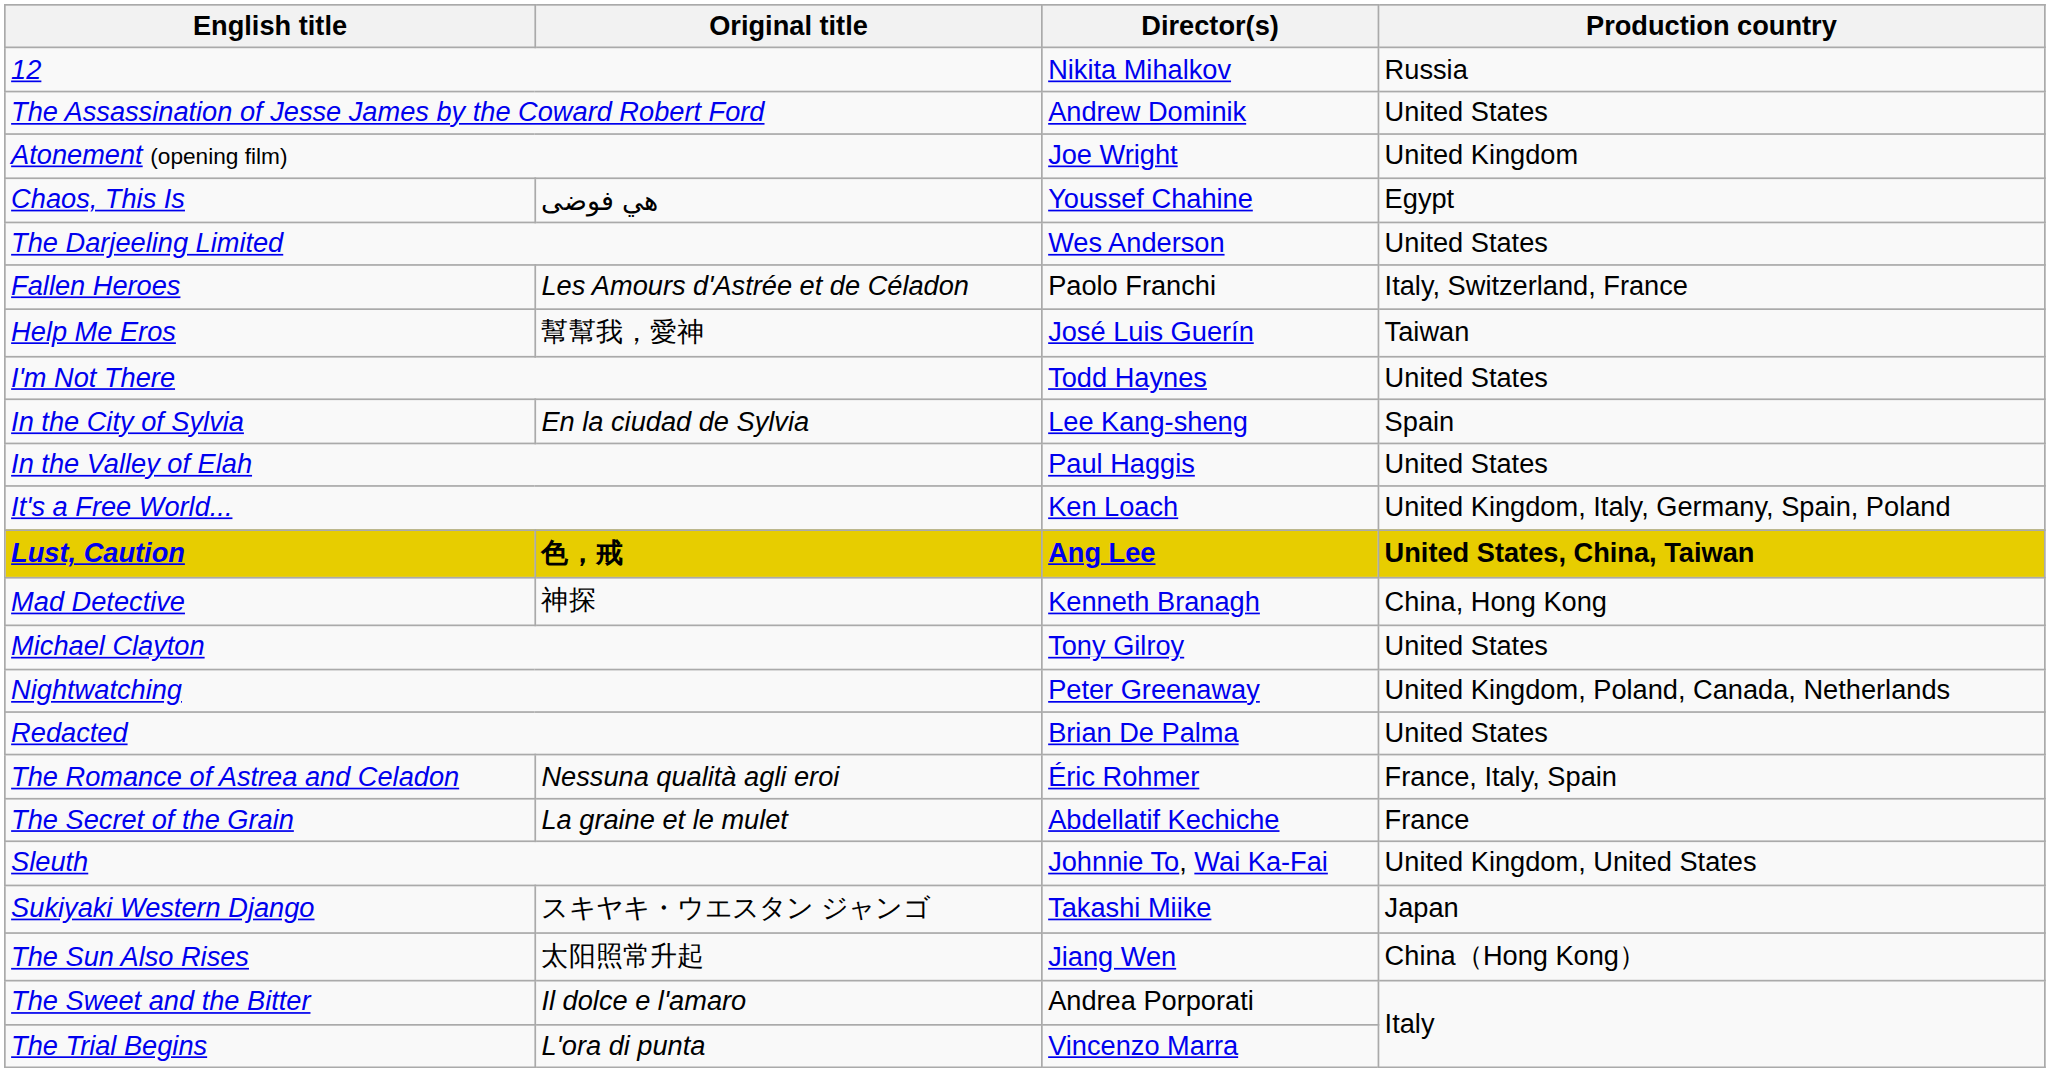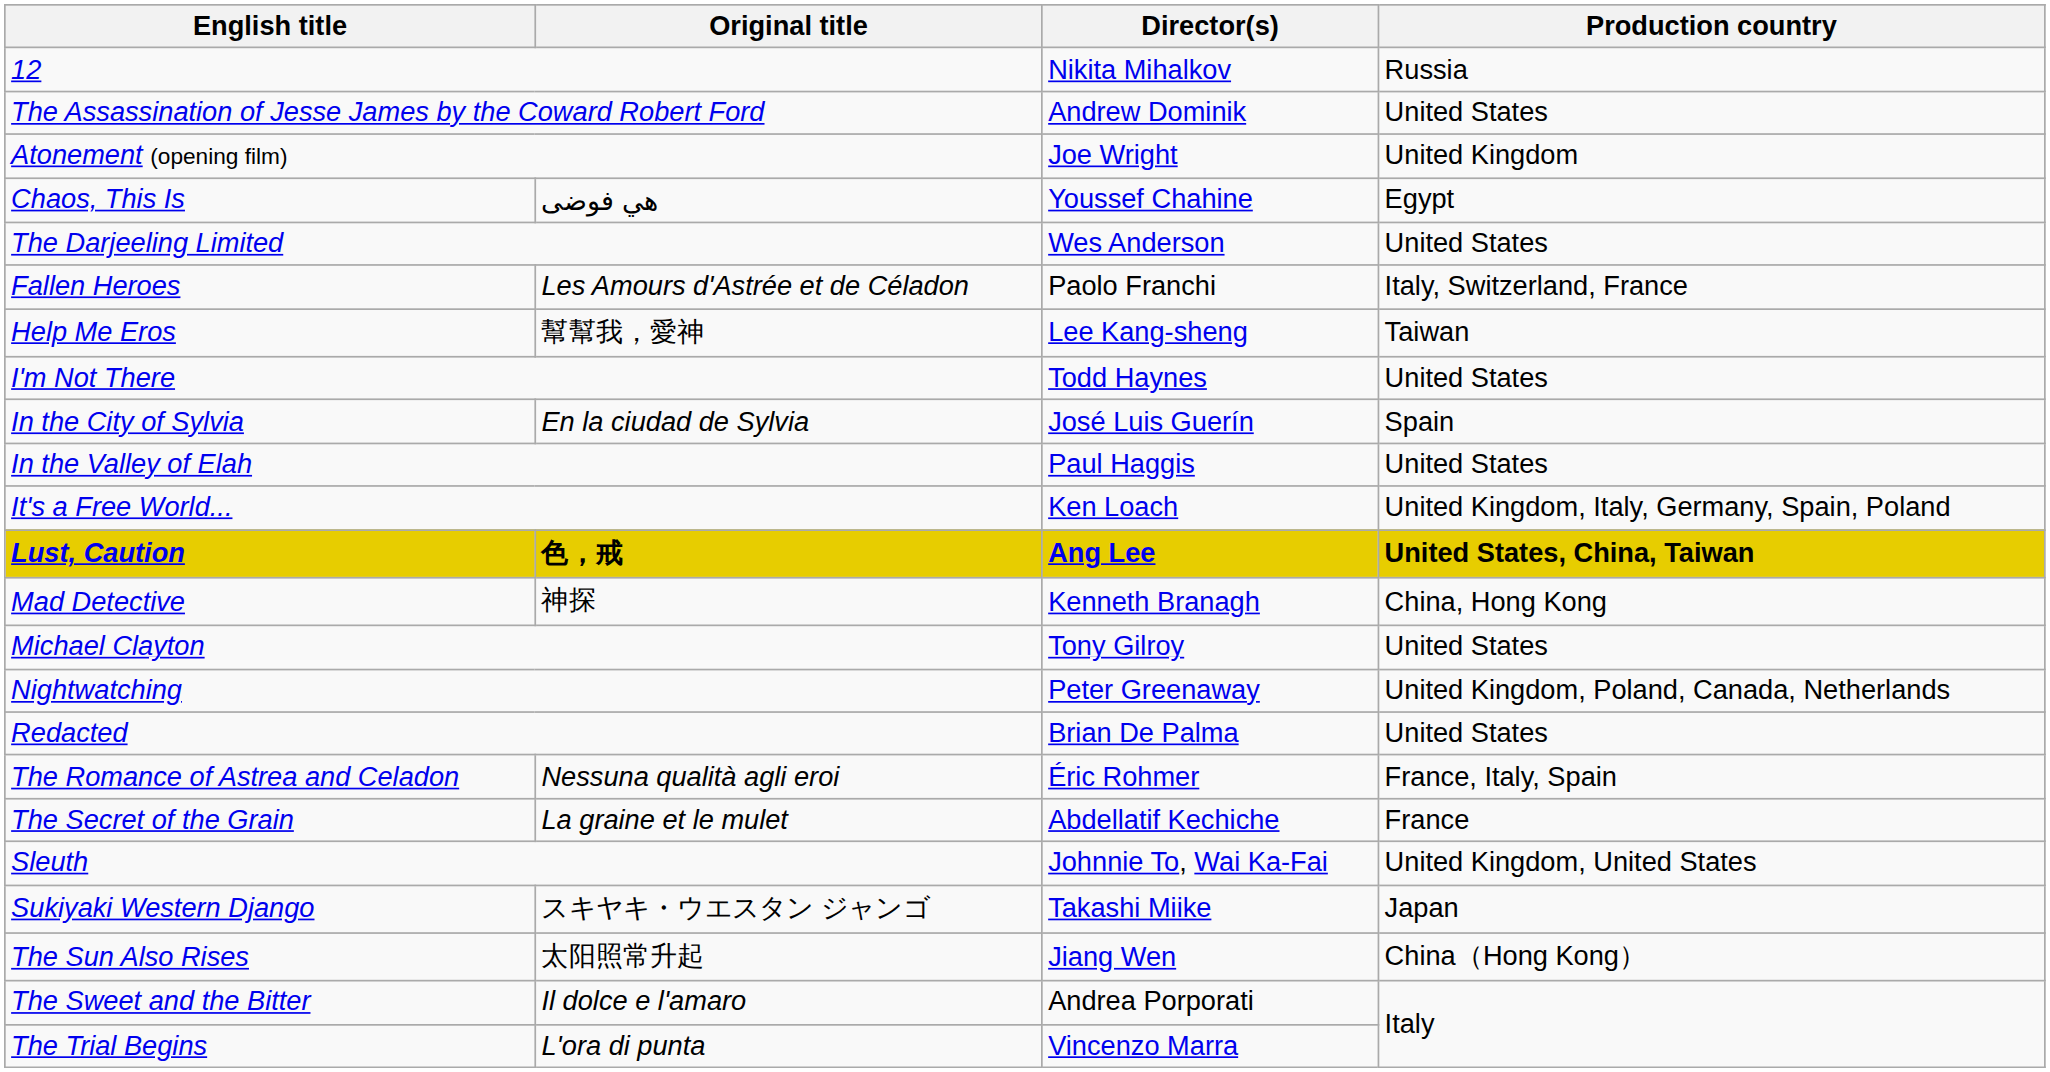(1151, 332) José Luis Guerín -> (1148, 332) Lee Kang-sheng
(1148, 421) Lee Kang-sheng -> (1151, 421) José Luis Guerín
